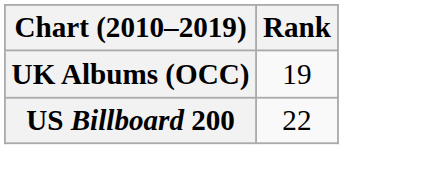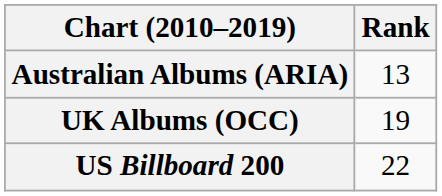+ row: (180, 73)
